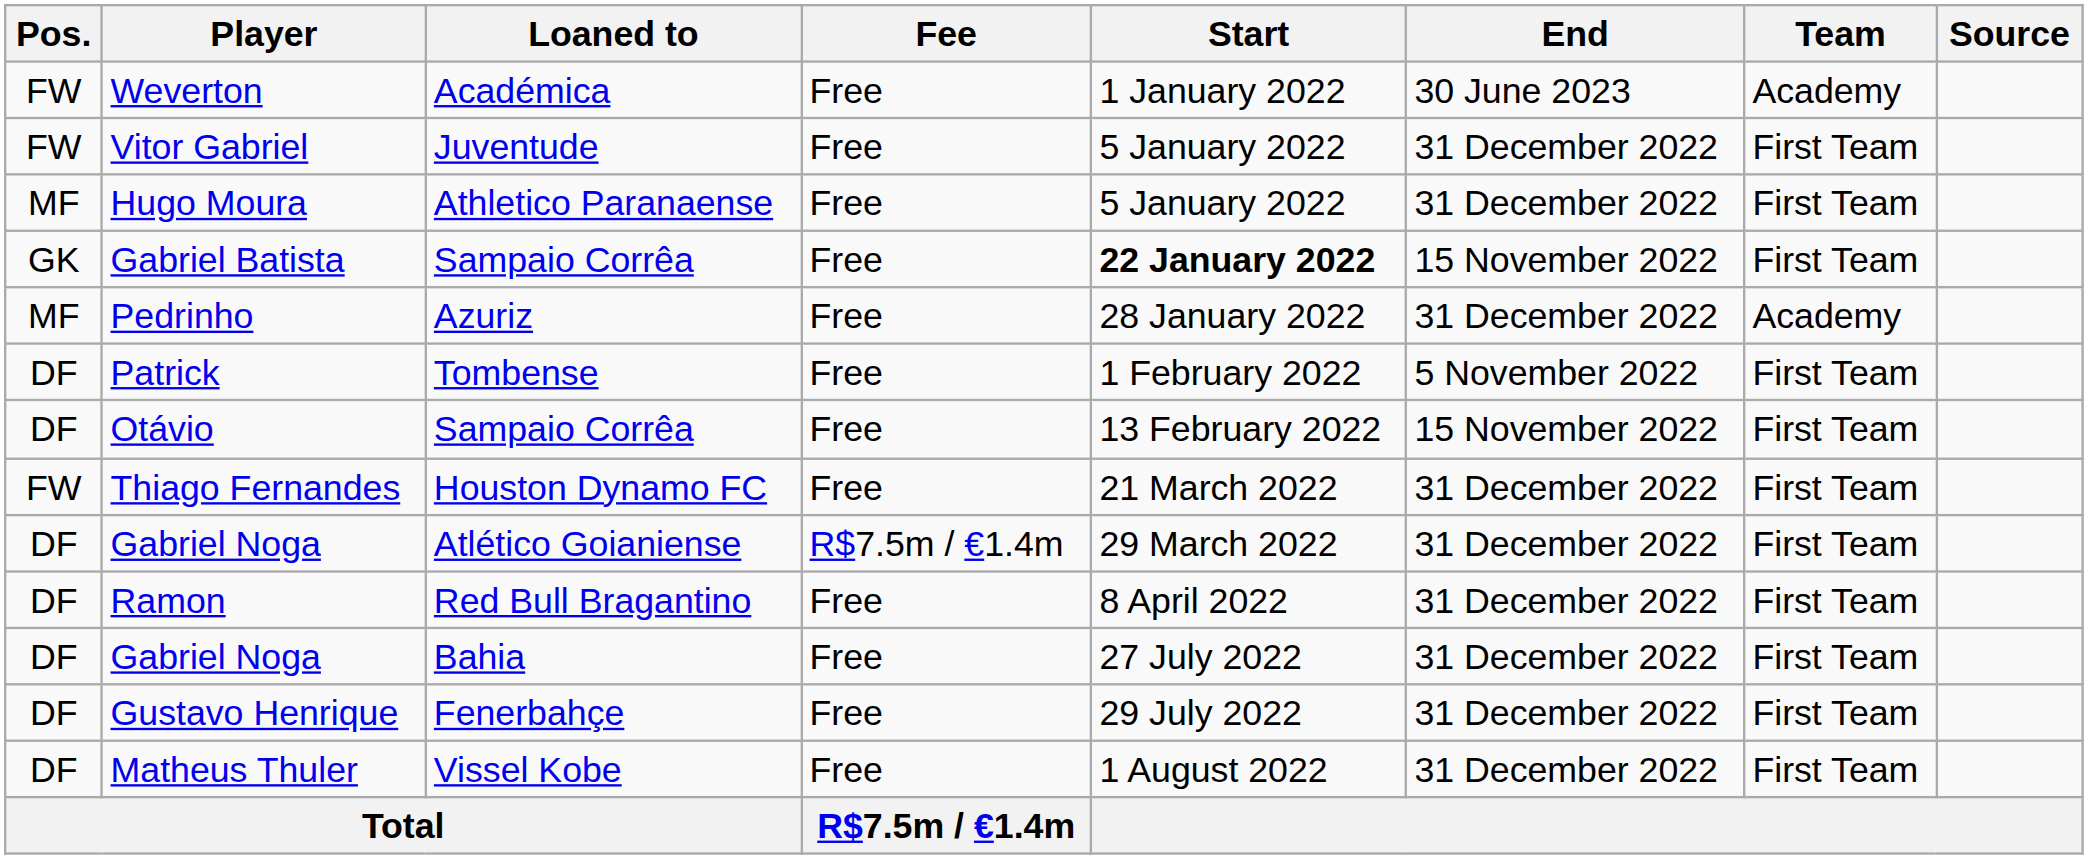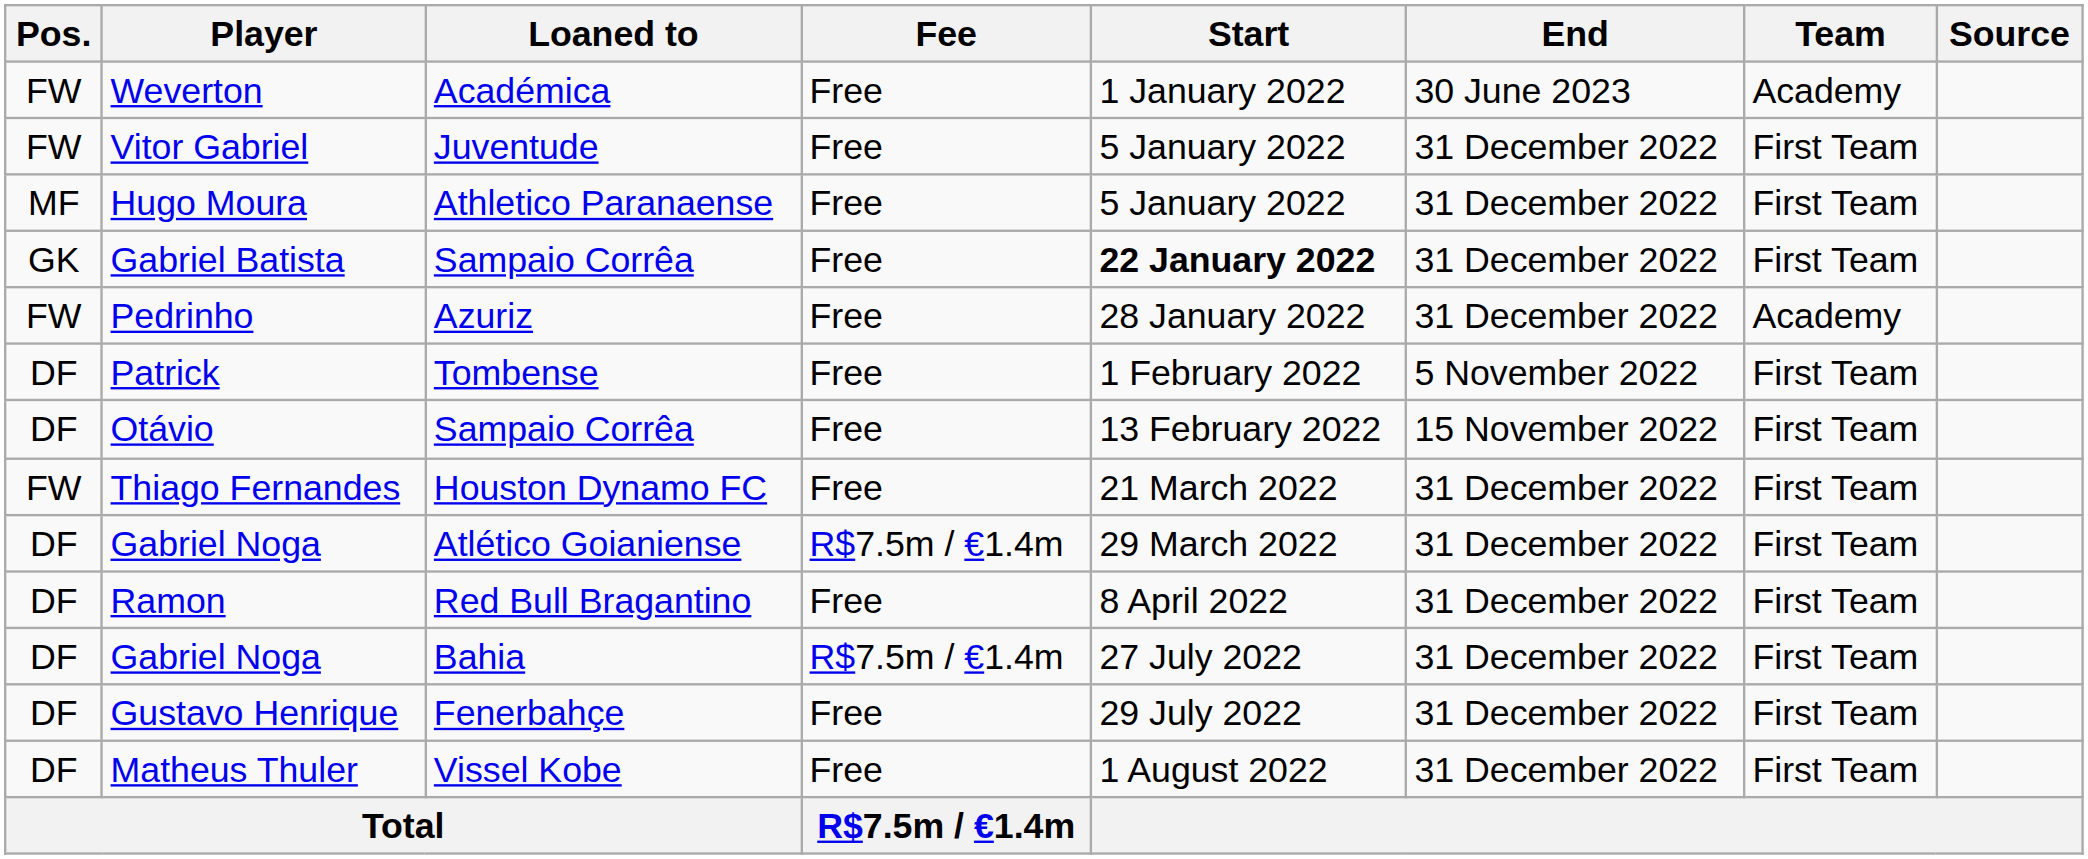(1566, 260) 15 November 2022 -> (1566, 260) 31 December 2022
(54, 316) MF -> (54, 316) FW
(846, 656) Free -> (937, 656) R$7.5m / €1.4m
